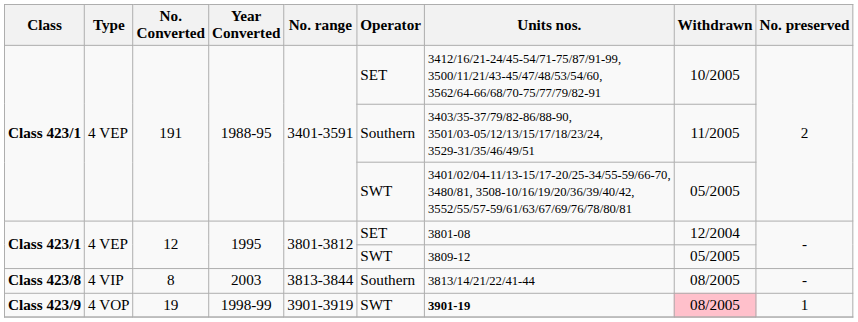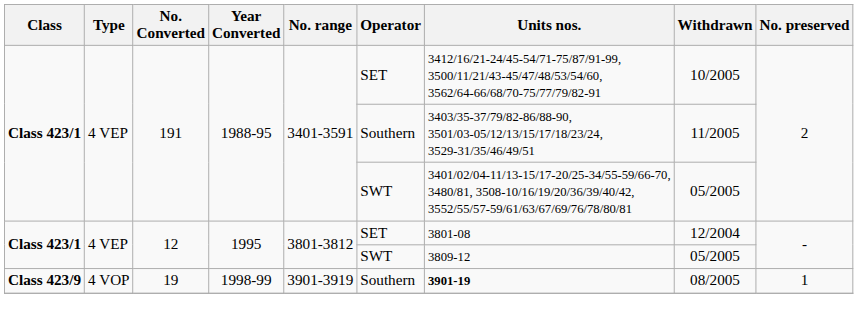- row: (171, 280)
(376, 304) SWT -> (388, 280) Southern
(715, 304) pink background -> (715, 280) no background
